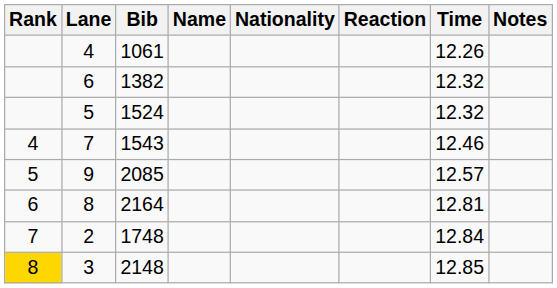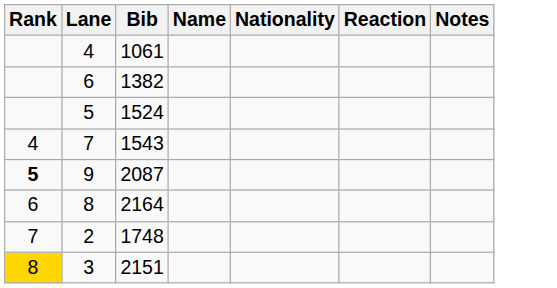- column: (460, 19)
(33, 174) normal -> (33, 174) bold
(142, 174) 2085 -> (142, 174) 2087
(142, 267) 2148 -> (142, 267) 2151
